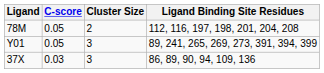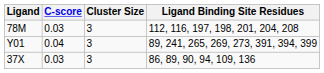(54, 28) 0.05 -> (54, 28) 0.03
(89, 28) 2 -> (89, 28) 3
(54, 44) 0.05 -> (54, 44) 0.04
